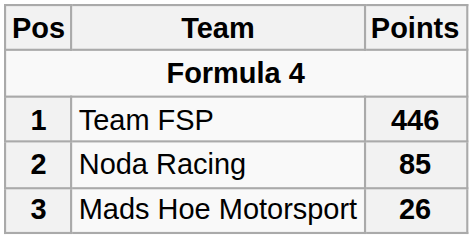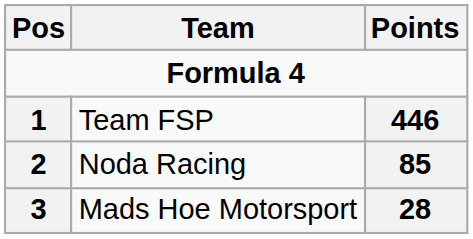(415, 210) 26 -> (415, 210) 28
